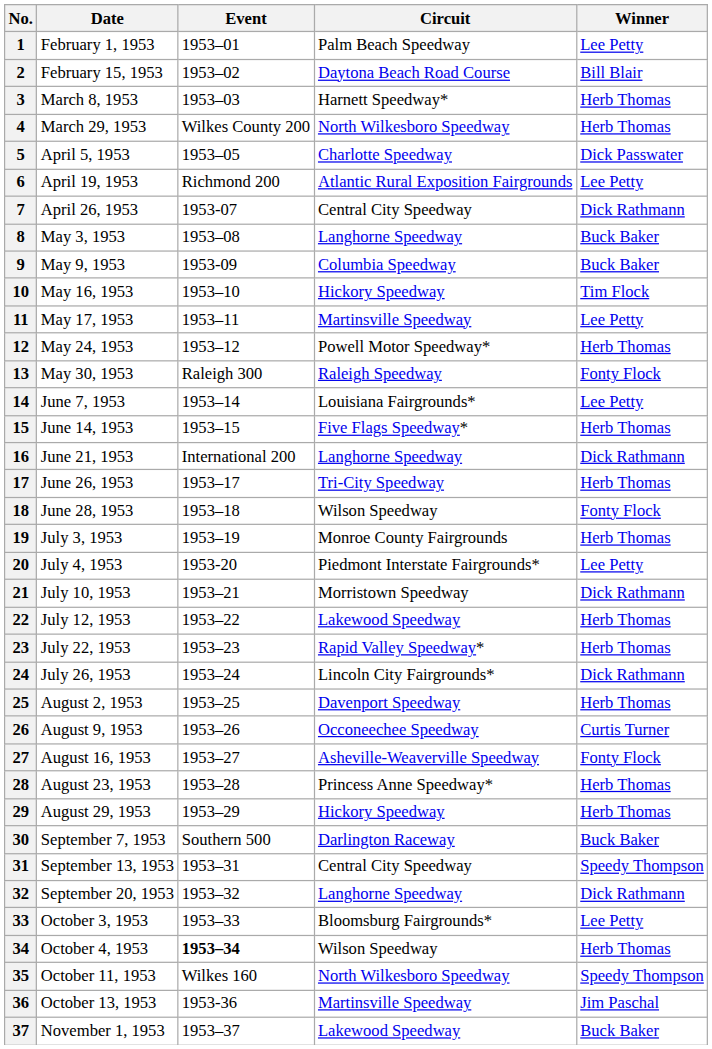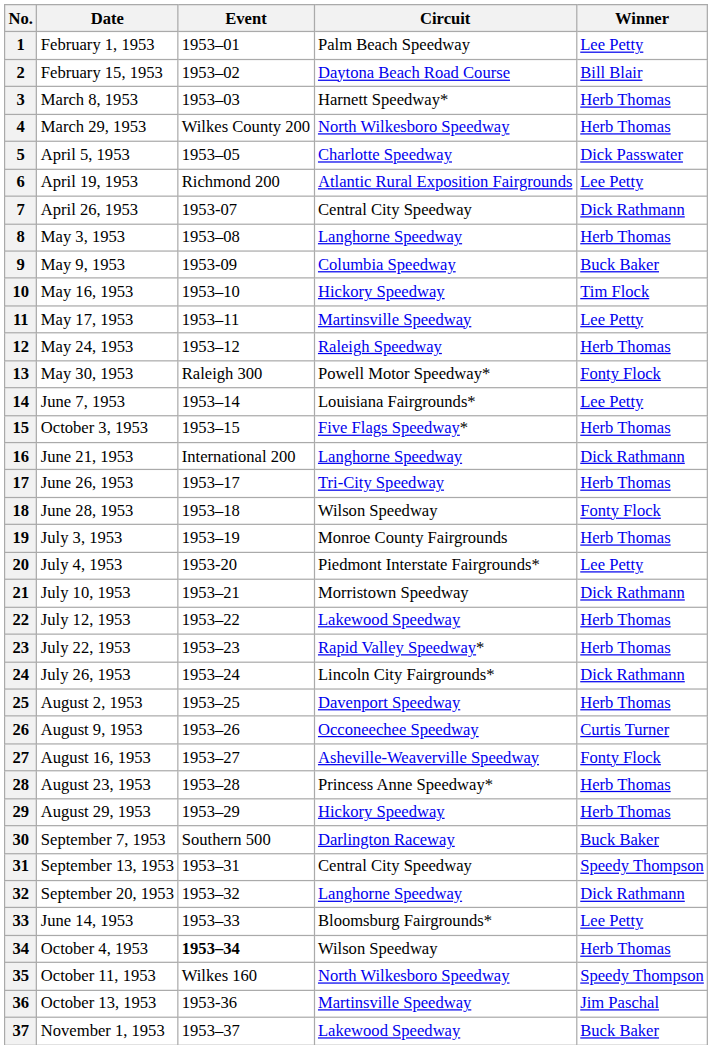(620, 236) Buck Baker -> (625, 236) Herb Thomas
(404, 346) Powell Motor Speedway* -> (380, 346) Raleigh Speedway
(380, 373) Raleigh Speedway -> (404, 373) Powell Motor Speedway*
(87, 428) June 14, 1953 -> (94, 428) October 3, 1953
(94, 921) October 3, 1953 -> (87, 921) June 14, 1953
